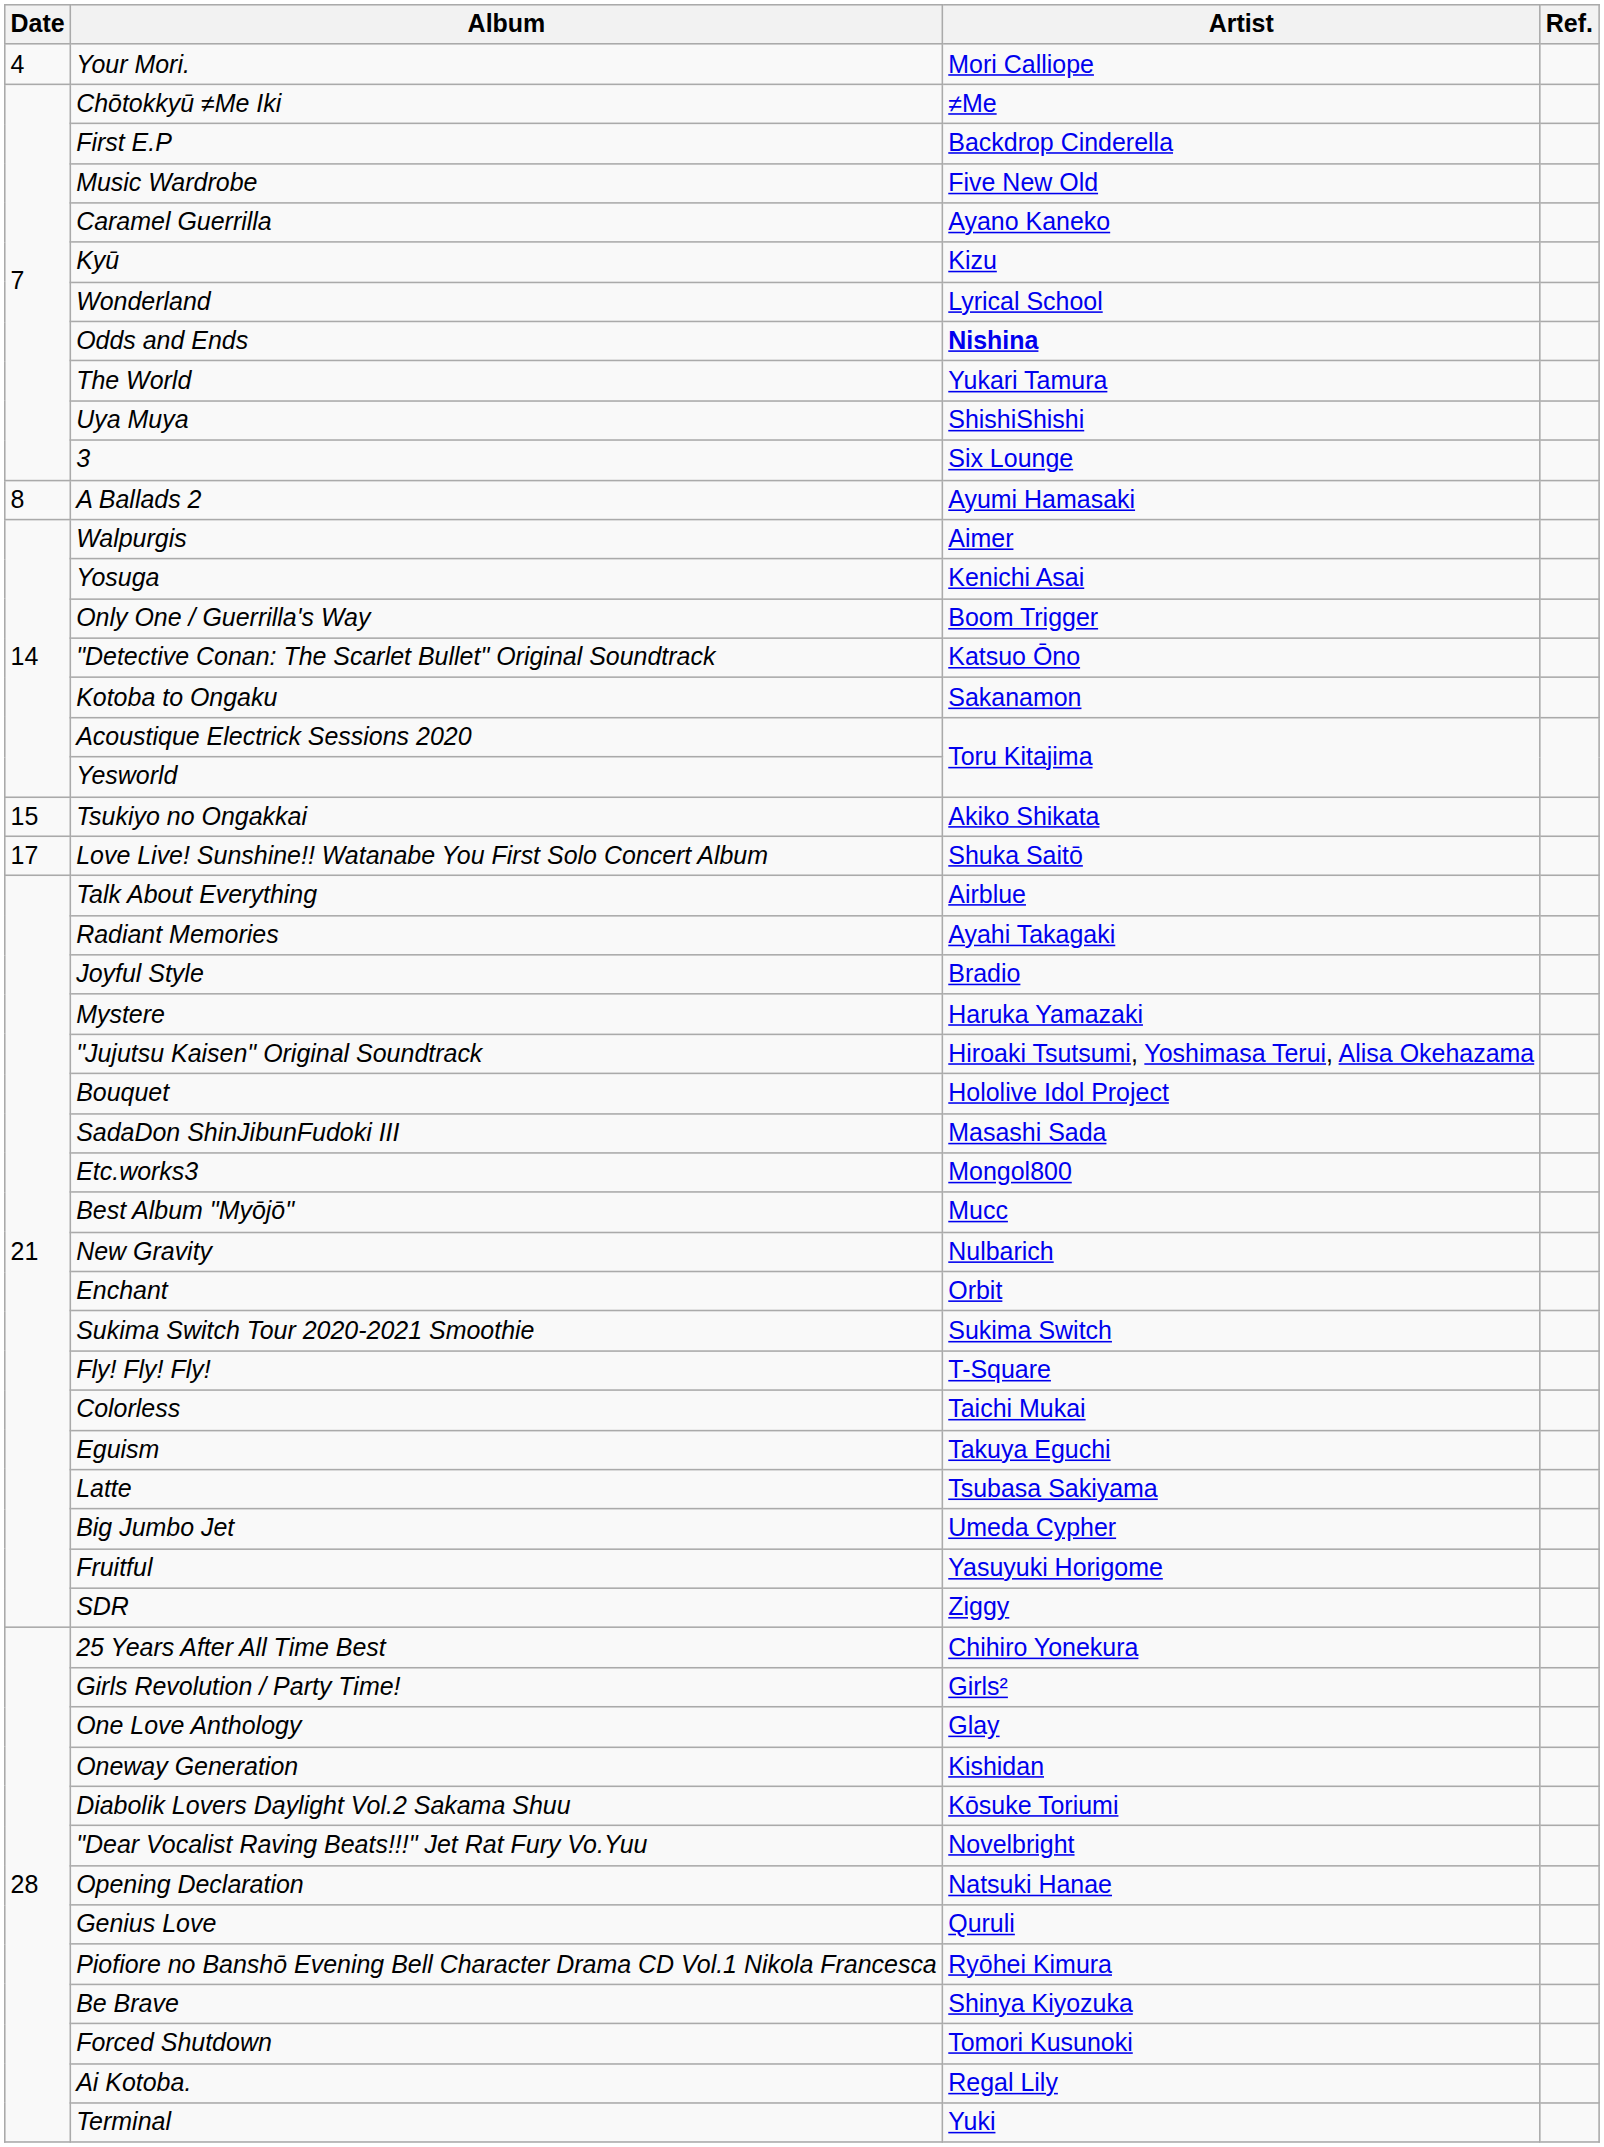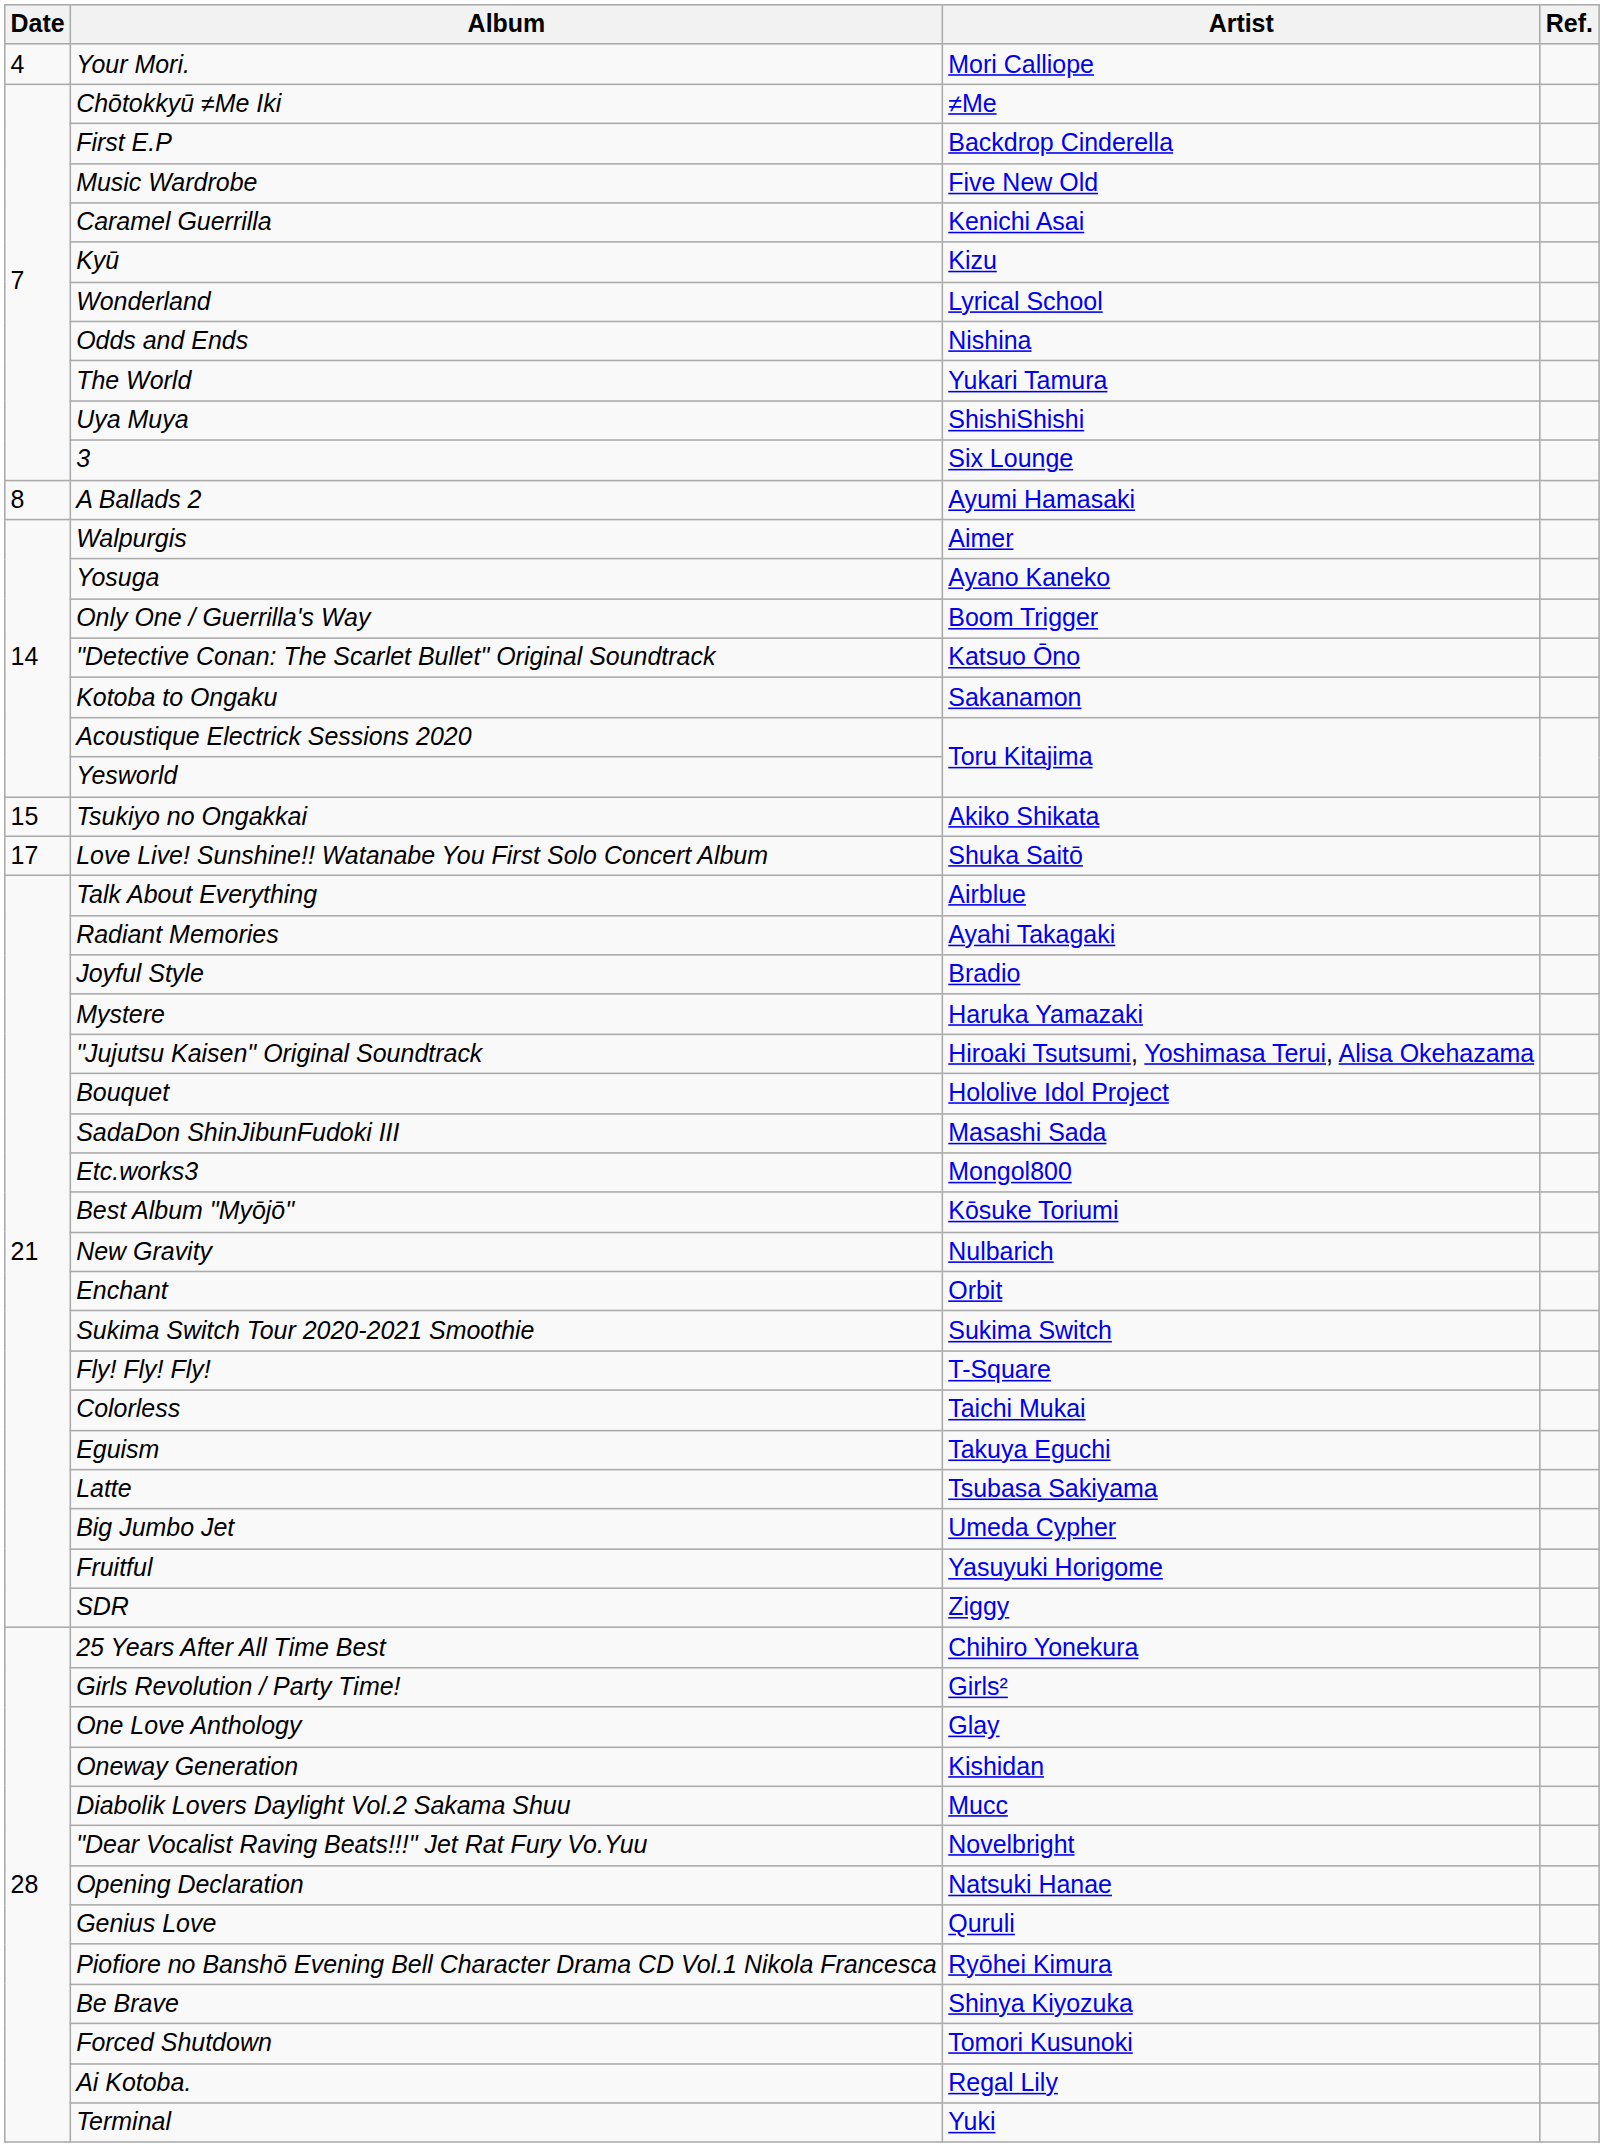(1029, 222) Ayano Kaneko -> (1016, 222) Kenichi Asai
(993, 340) bold -> (990, 340) normal
(1016, 578) Kenichi Asai -> (1029, 578) Ayano Kaneko
(978, 1211) Mucc -> (1033, 1211) Kōsuke Toriumi
(1033, 1805) Kōsuke Toriumi -> (978, 1805) Mucc
